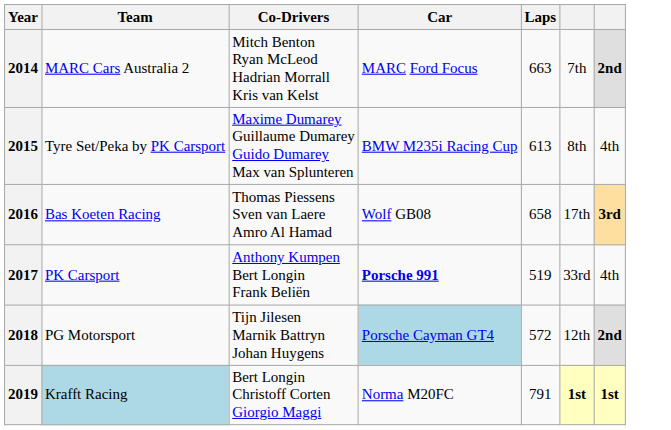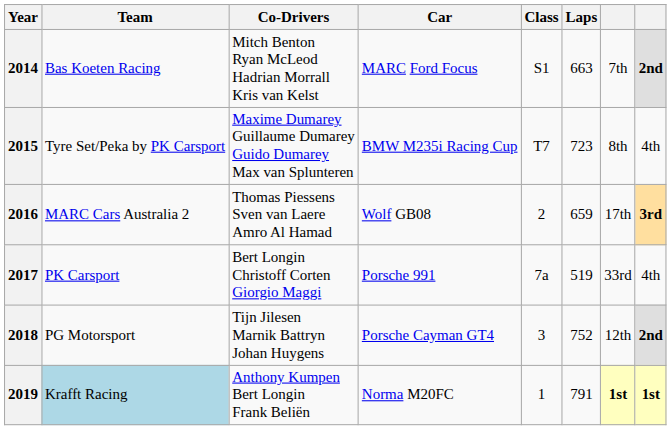+ column: (542, 17)
(117, 68) MARC Cars Australia 2 -> (103, 68) Bas Koeten Racing
(540, 146) 613 -> (581, 146) 723
(103, 215) Bas Koeten Racing -> (117, 215) MARC Cars Australia 2
(540, 215) 658 -> (581, 215) 659
(286, 275) Anthony Kumpen Bert Longin Frank Beliën -> (281, 275) Bert Longin Christoff Corten Giorgio Maggi
(400, 275) bold -> (399, 275) normal
(428, 335) lightblue background -> (428, 335) no background
(540, 335) 572 -> (581, 335) 752
(281, 395) Bert Longin Christoff Corten Giorgio Maggi -> (286, 395) Anthony Kumpen Bert Longin Frank Beliën
